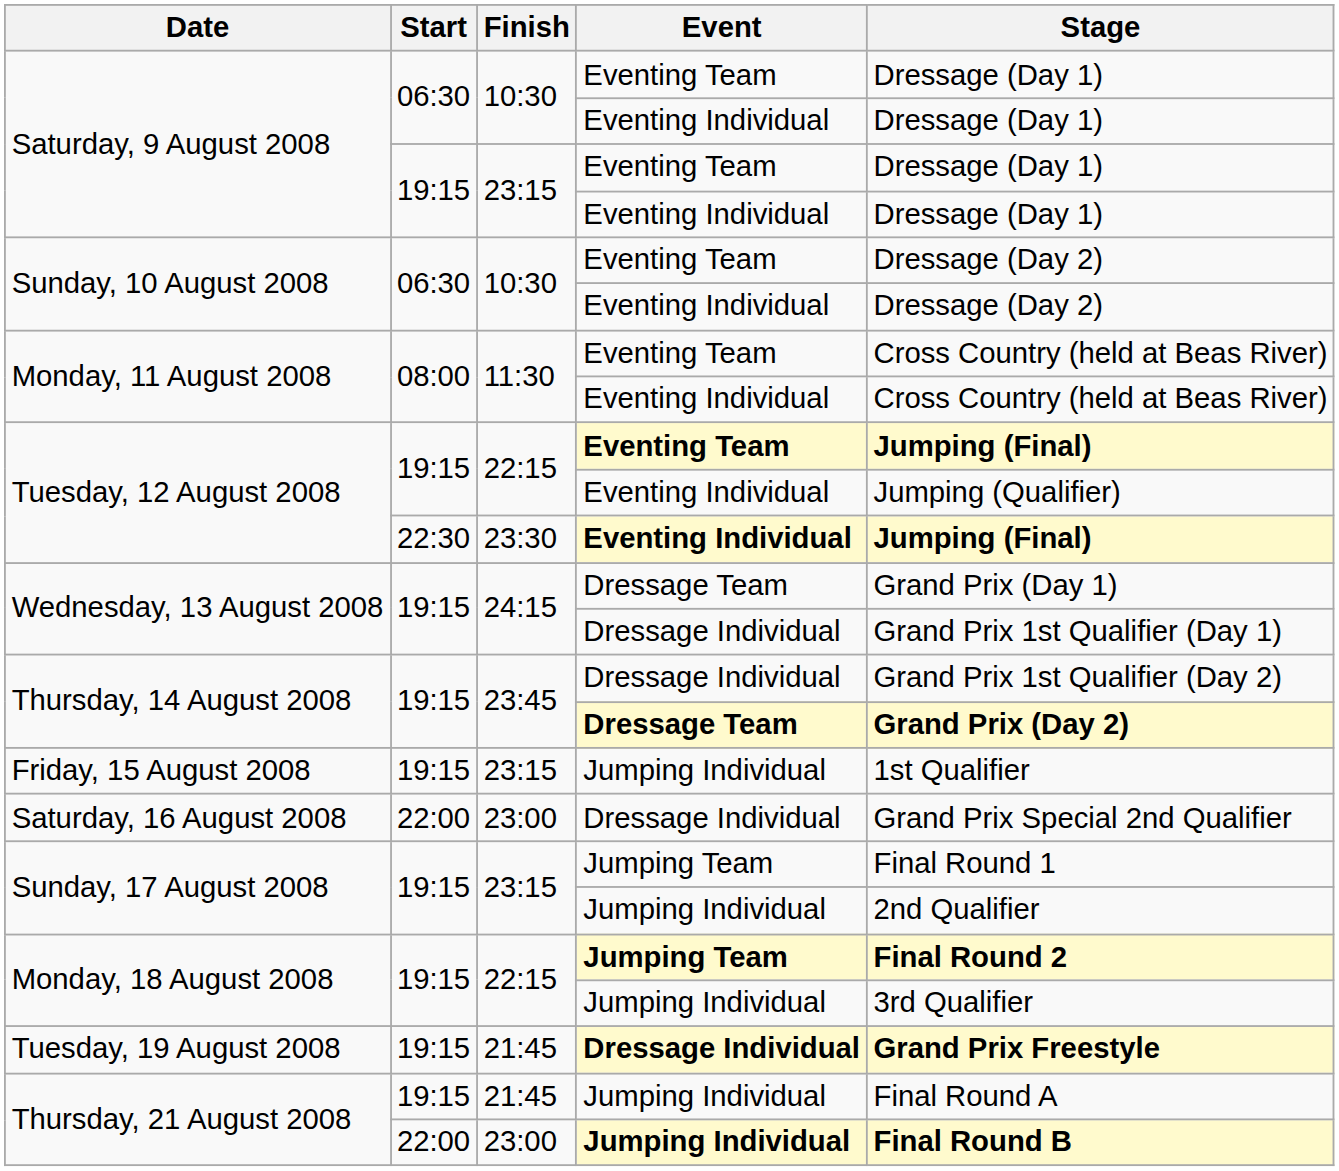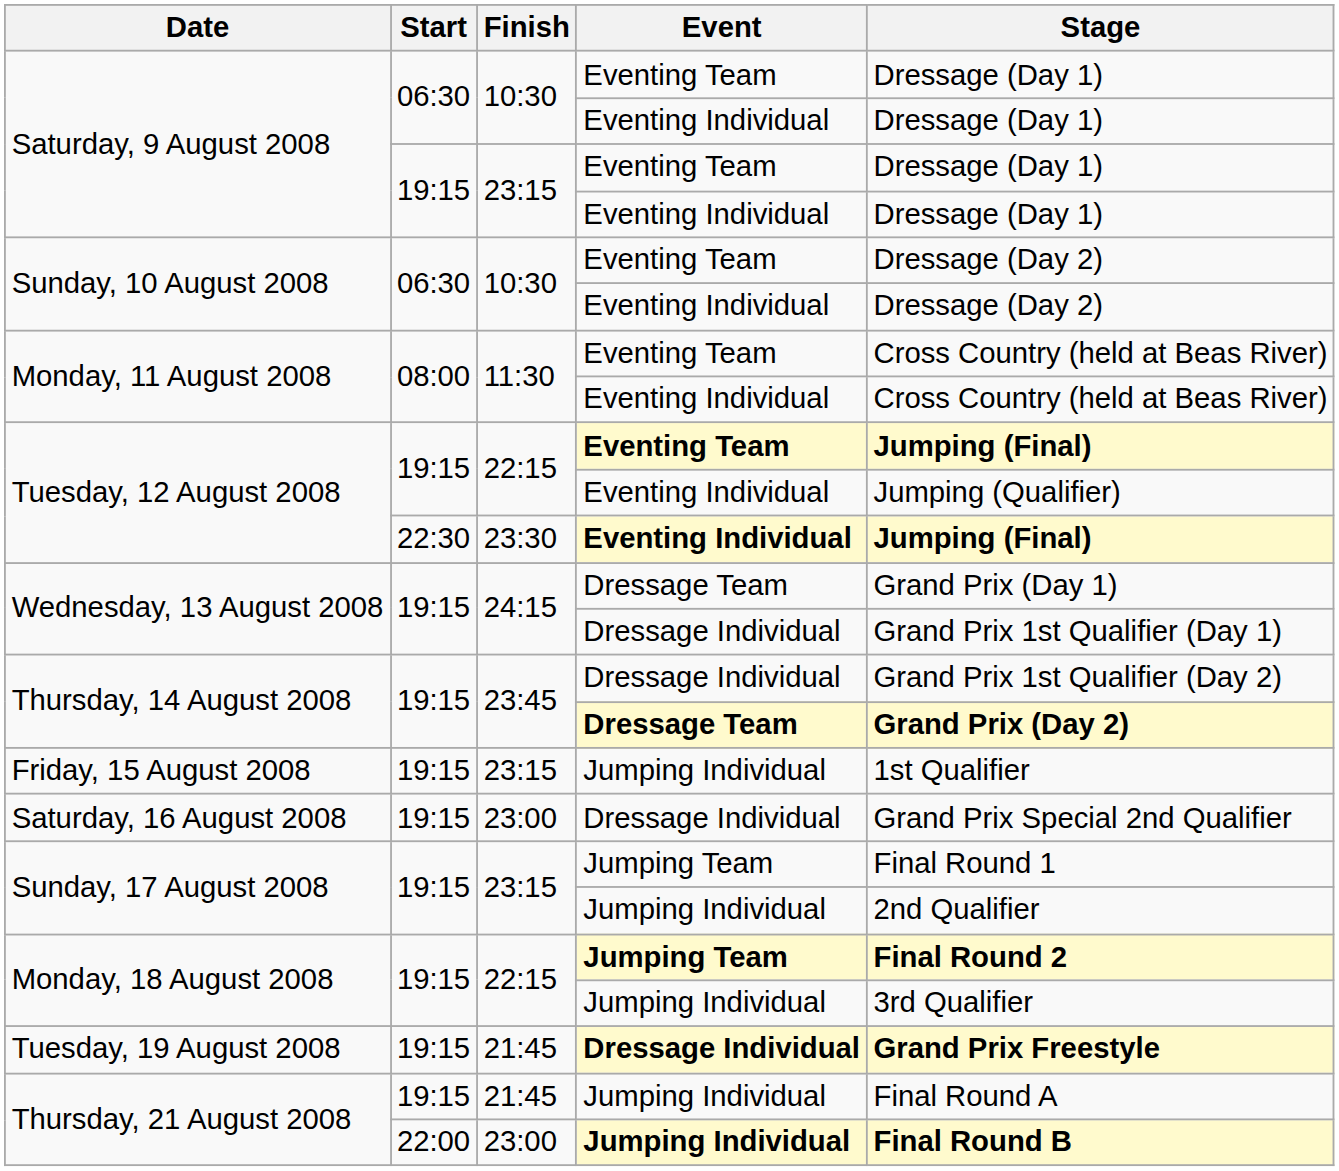(434, 817) 22:00 -> (434, 817) 19:15
